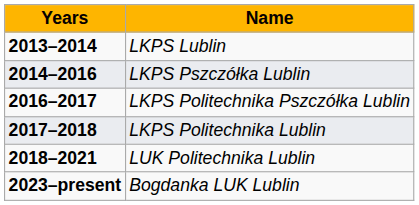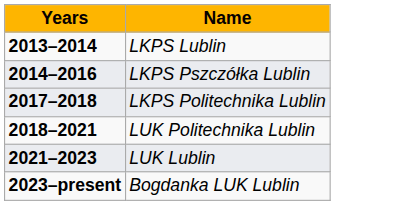- row: (270, 102)
+ row: (172, 158)
